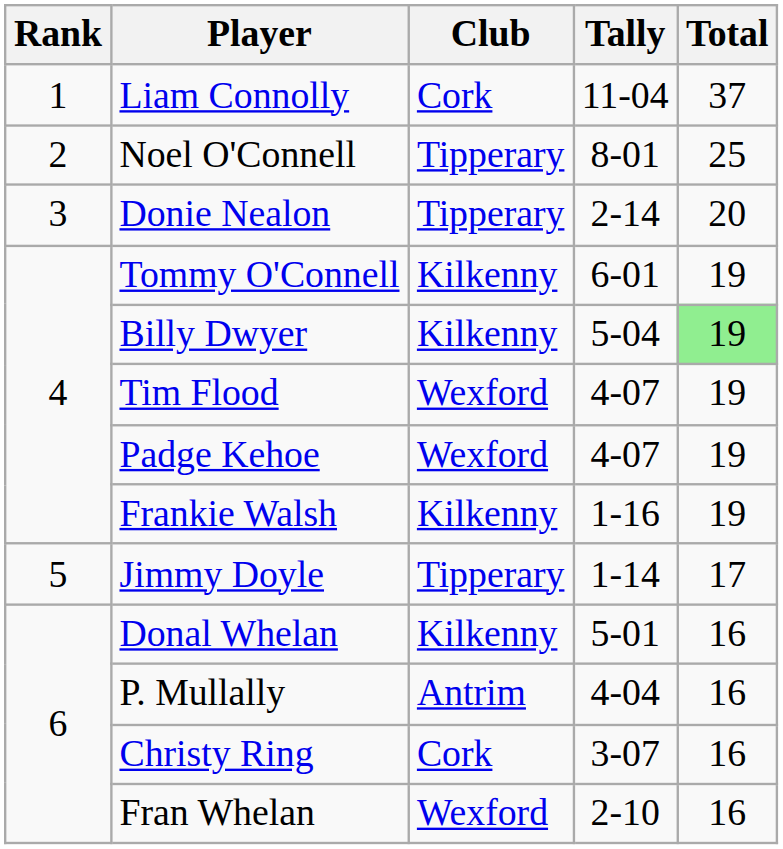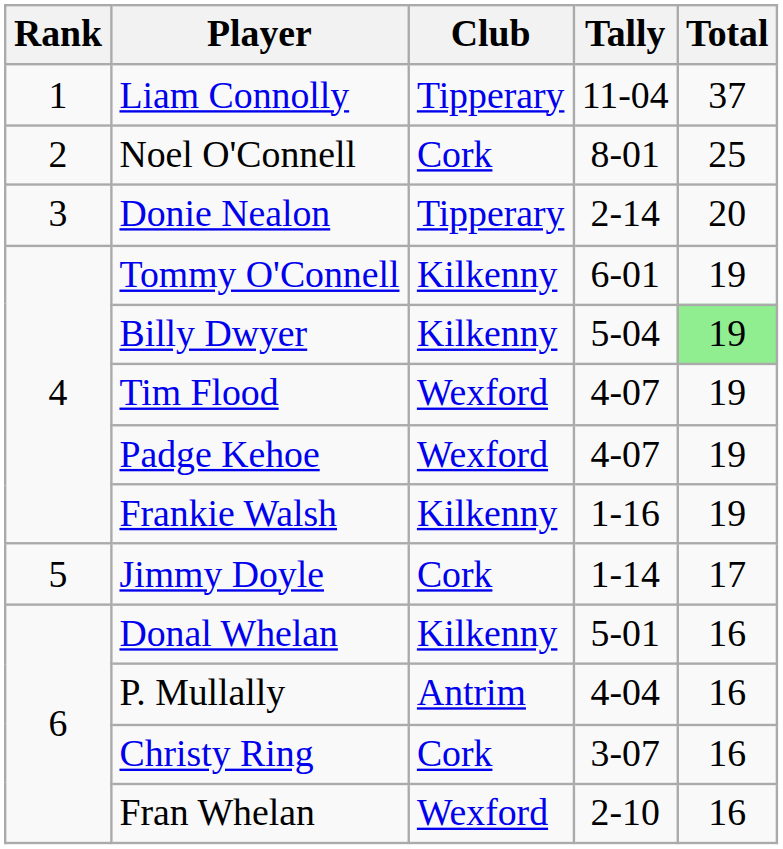(455, 94) Cork -> (491, 94) Tipperary
(491, 154) Tipperary -> (455, 154) Cork
(491, 573) Tipperary -> (455, 573) Cork
